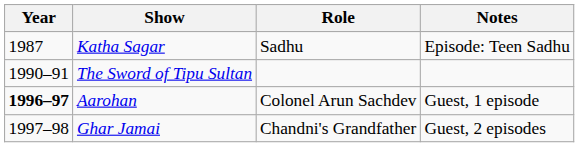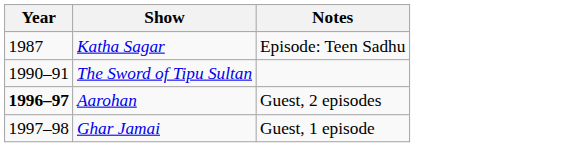- column: (338, 18)
(482, 100) Guest, 1 episode -> (321, 100) Guest, 2 episodes
(485, 127) Guest, 2 episodes -> (317, 127) Guest, 1 episode
